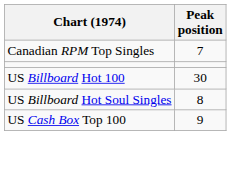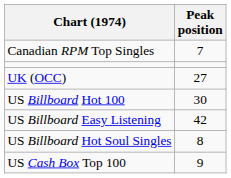+ row: (37, 78)
+ row: (84, 120)
